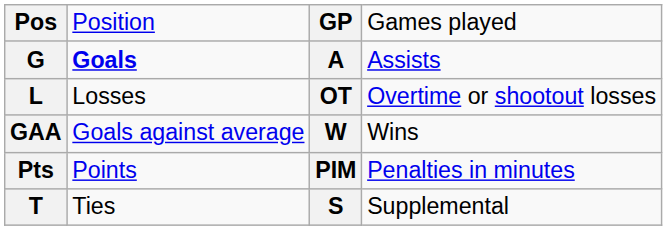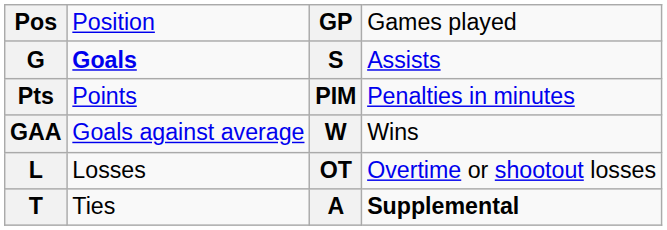(336, 59) A -> (336, 59) S
rows swapped: (36, 170) <-> (36, 96)
(336, 206) S -> (336, 206) A
(438, 206) normal -> (443, 206) bold
